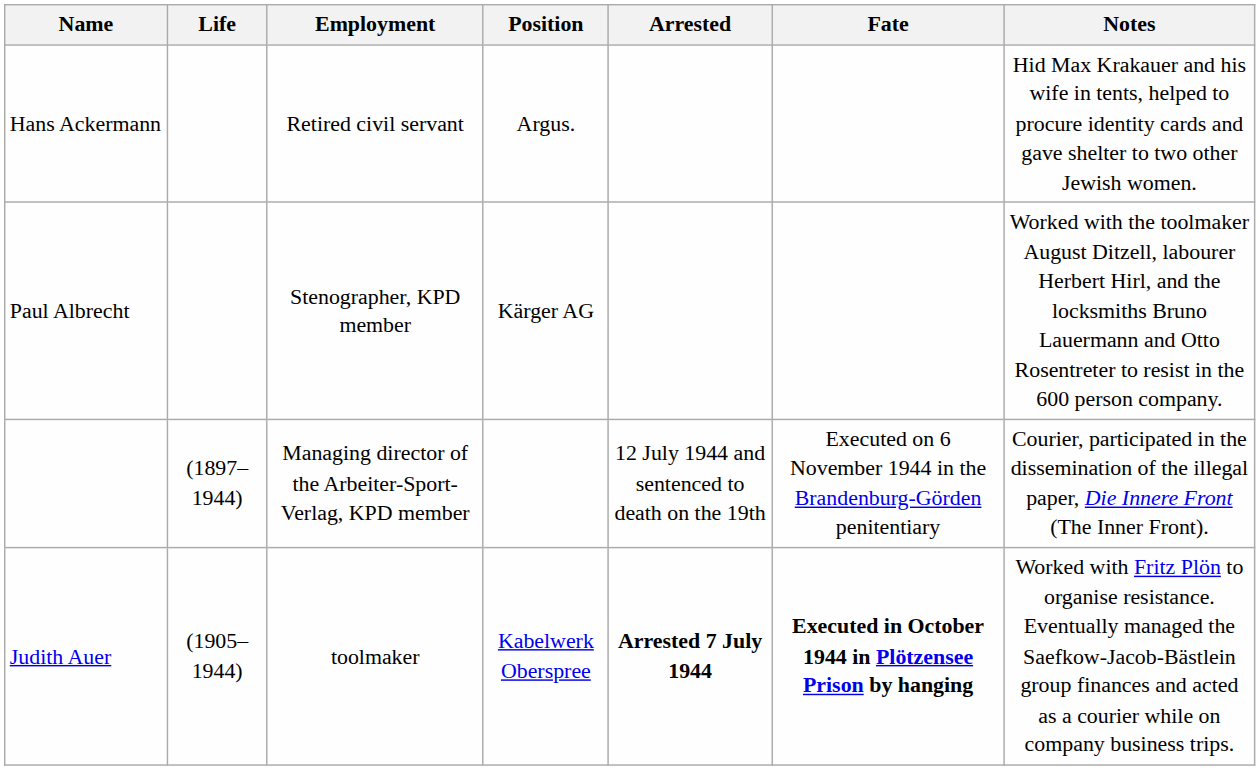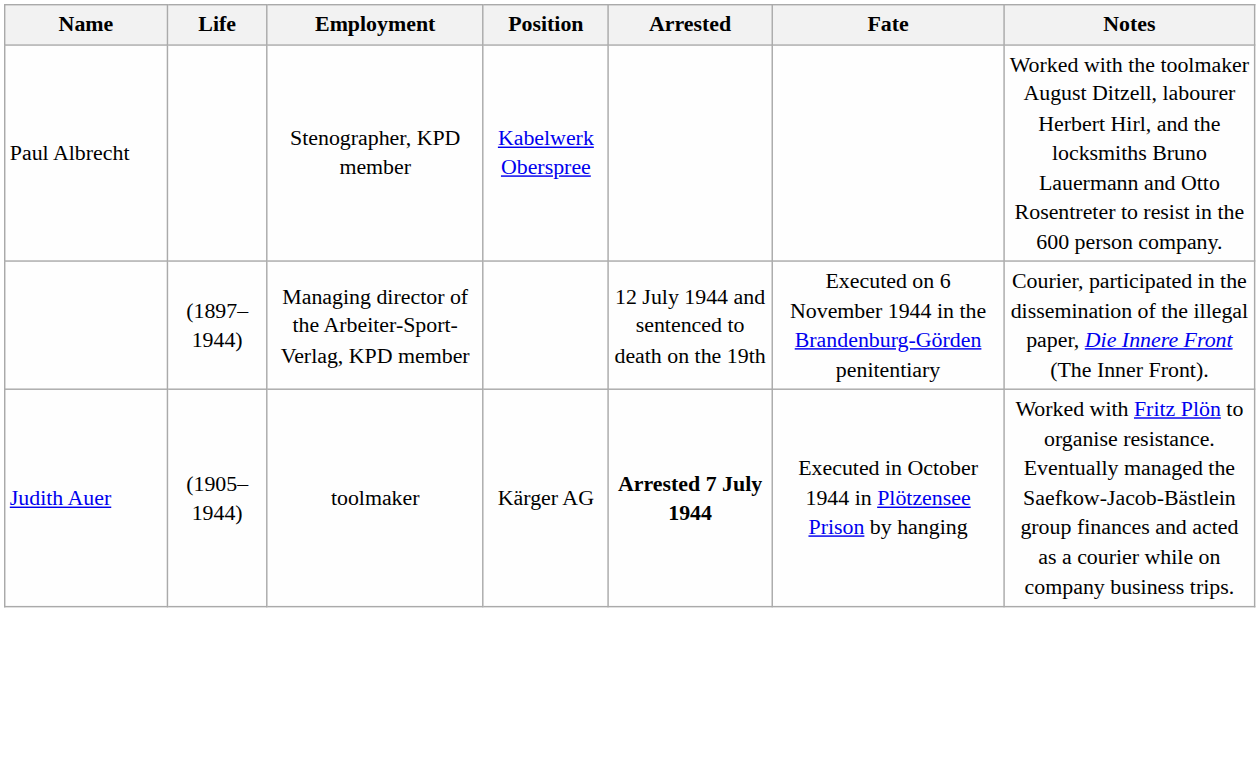- row: (85, 122)
(546, 310) Kärger AG -> (546, 152) Kabelwerk Oberspree
(546, 655) Kabelwerk Oberspree -> (546, 497) Kärger AG
(888, 655) bold -> (888, 497) normal
